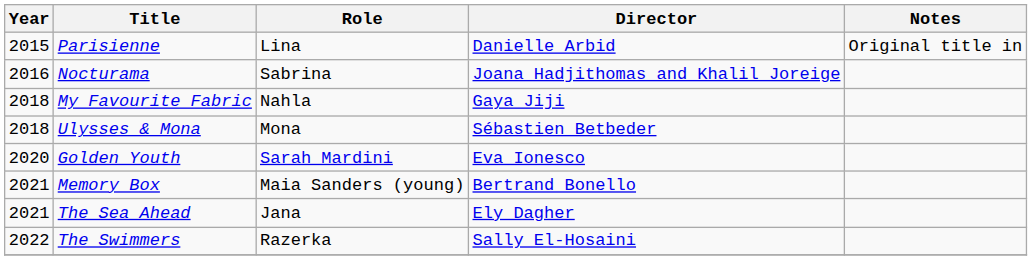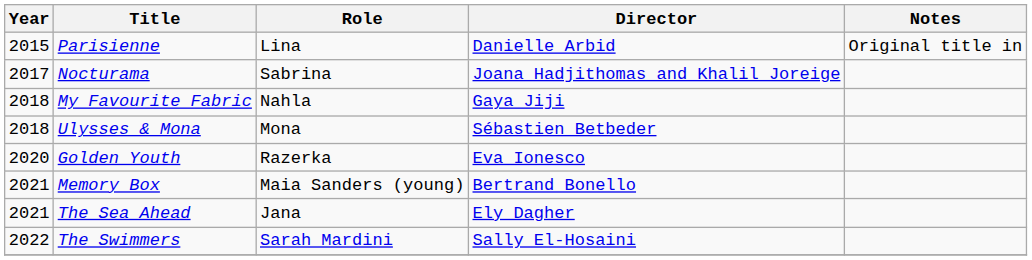(29, 74) 2016 -> (29, 74) 2017
(326, 157) Sarah Mardini -> (296, 157) Razerka
(296, 241) Razerka -> (326, 241) Sarah Mardini
